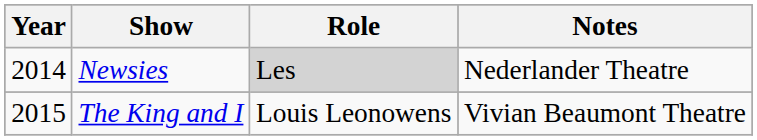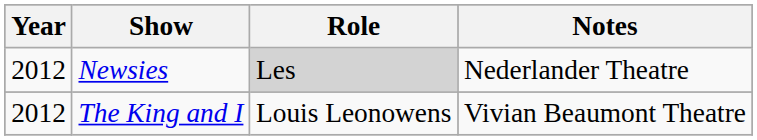(39, 69) 2014 -> (39, 69) 2012
(39, 112) 2015 -> (39, 112) 2012
